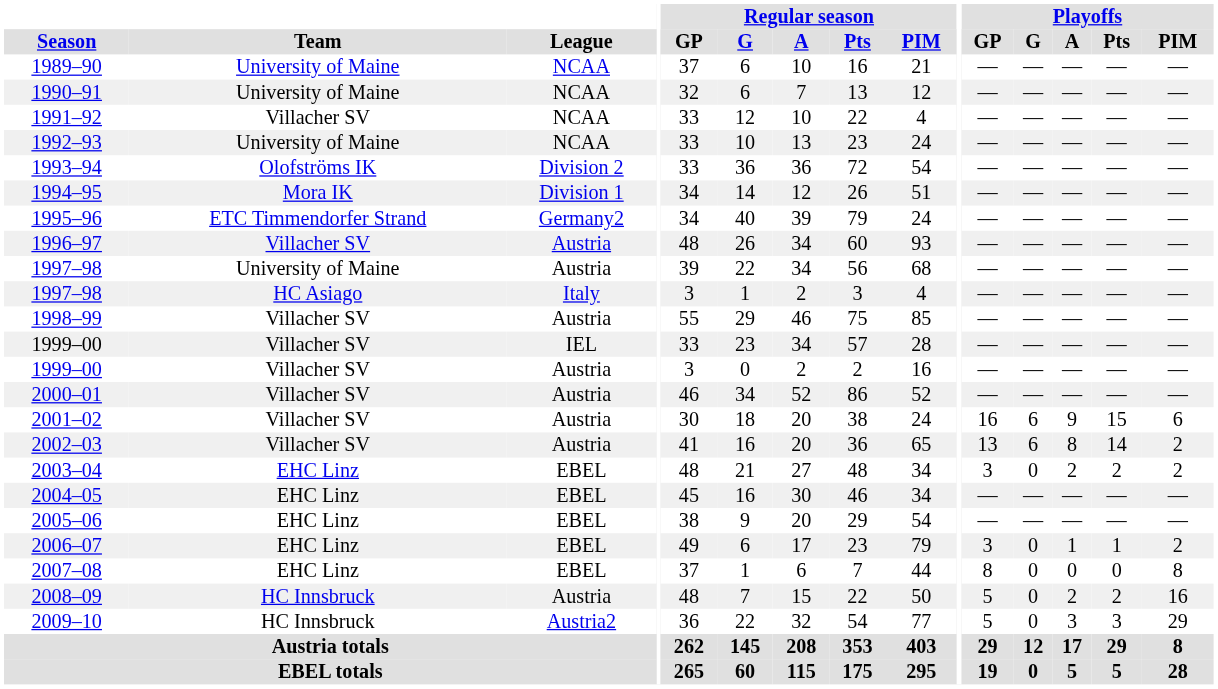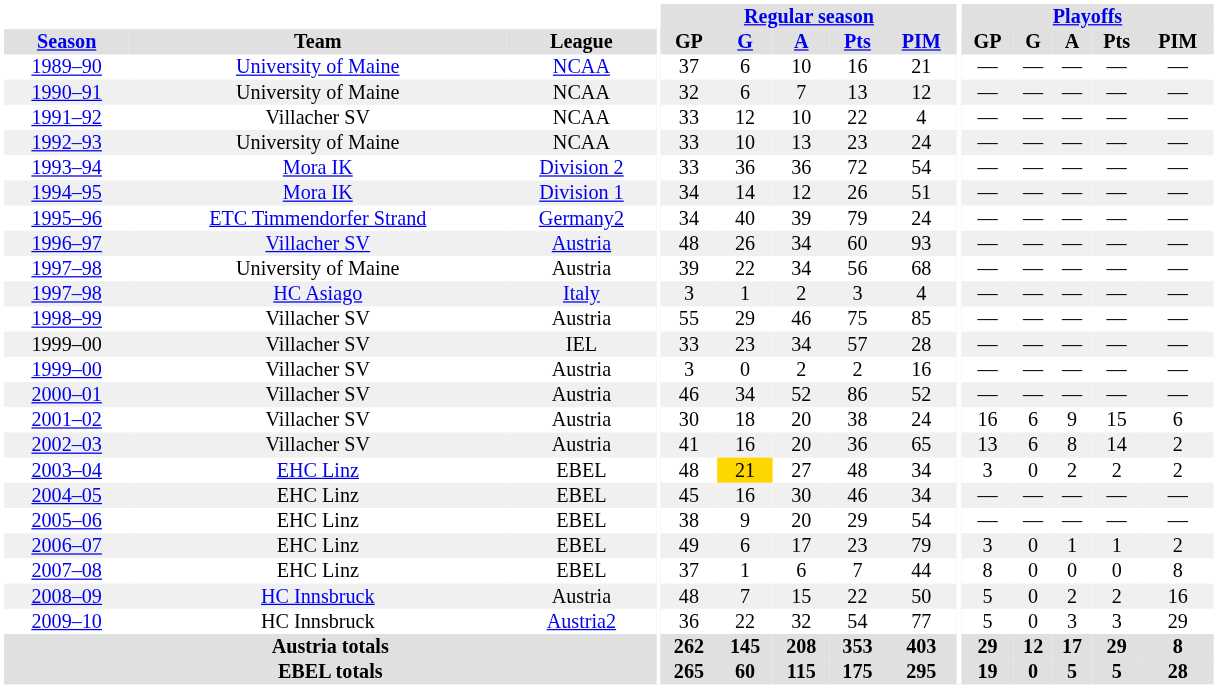(318, 167) Olofströms IK -> (318, 167) Mora IK
(745, 470) no background -> (745, 470) gold background
